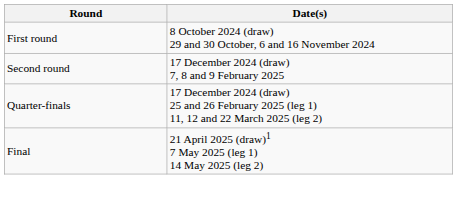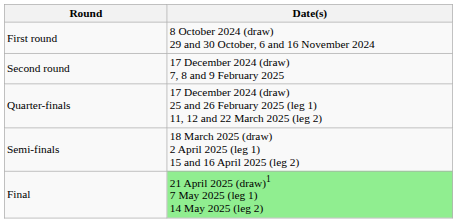+ row: (33, 149)
(220, 151) no background -> (220, 194) lightgreen background
